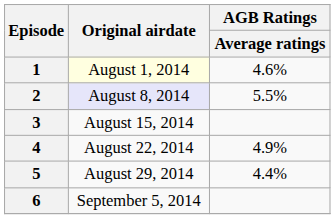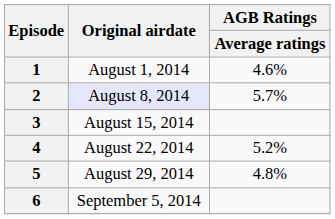(139, 69) lightyellow background -> (139, 69) no background
(270, 95) 5.5% -> (270, 95) 5.7%
(270, 148) 4.9% -> (270, 148) 5.2%
(270, 174) 4.4% -> (270, 174) 4.8%
